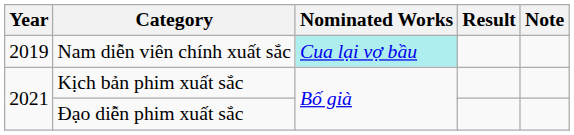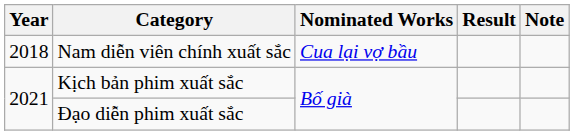(29, 51) 2019 -> (29, 51) 2018
(359, 51) paleturquoise background -> (359, 51) no background
